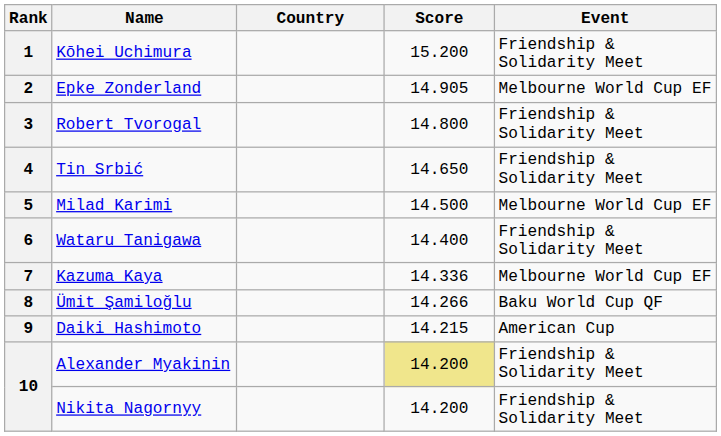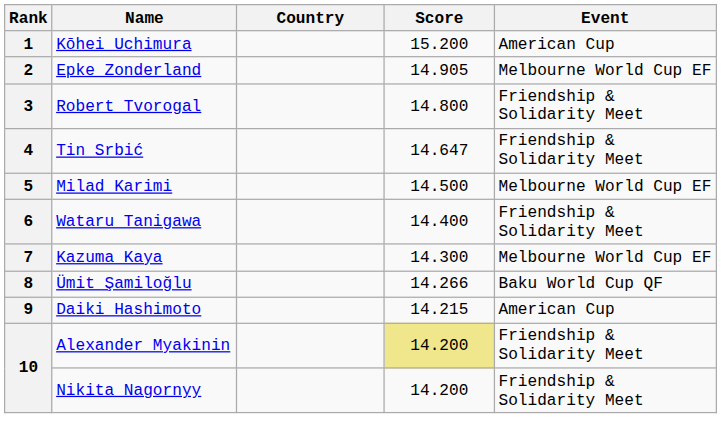(571, 53) Friendship & Solidarity Meet -> (557, 44) American Cup
(439, 169) 14.650 -> (439, 151) 14.647
(439, 276) 14.336 -> (439, 257) 14.300
